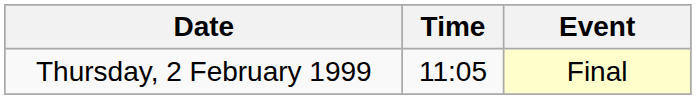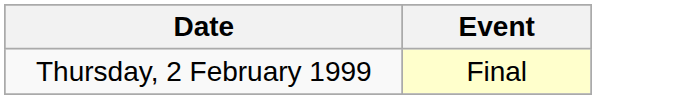- column: (453, 26)
